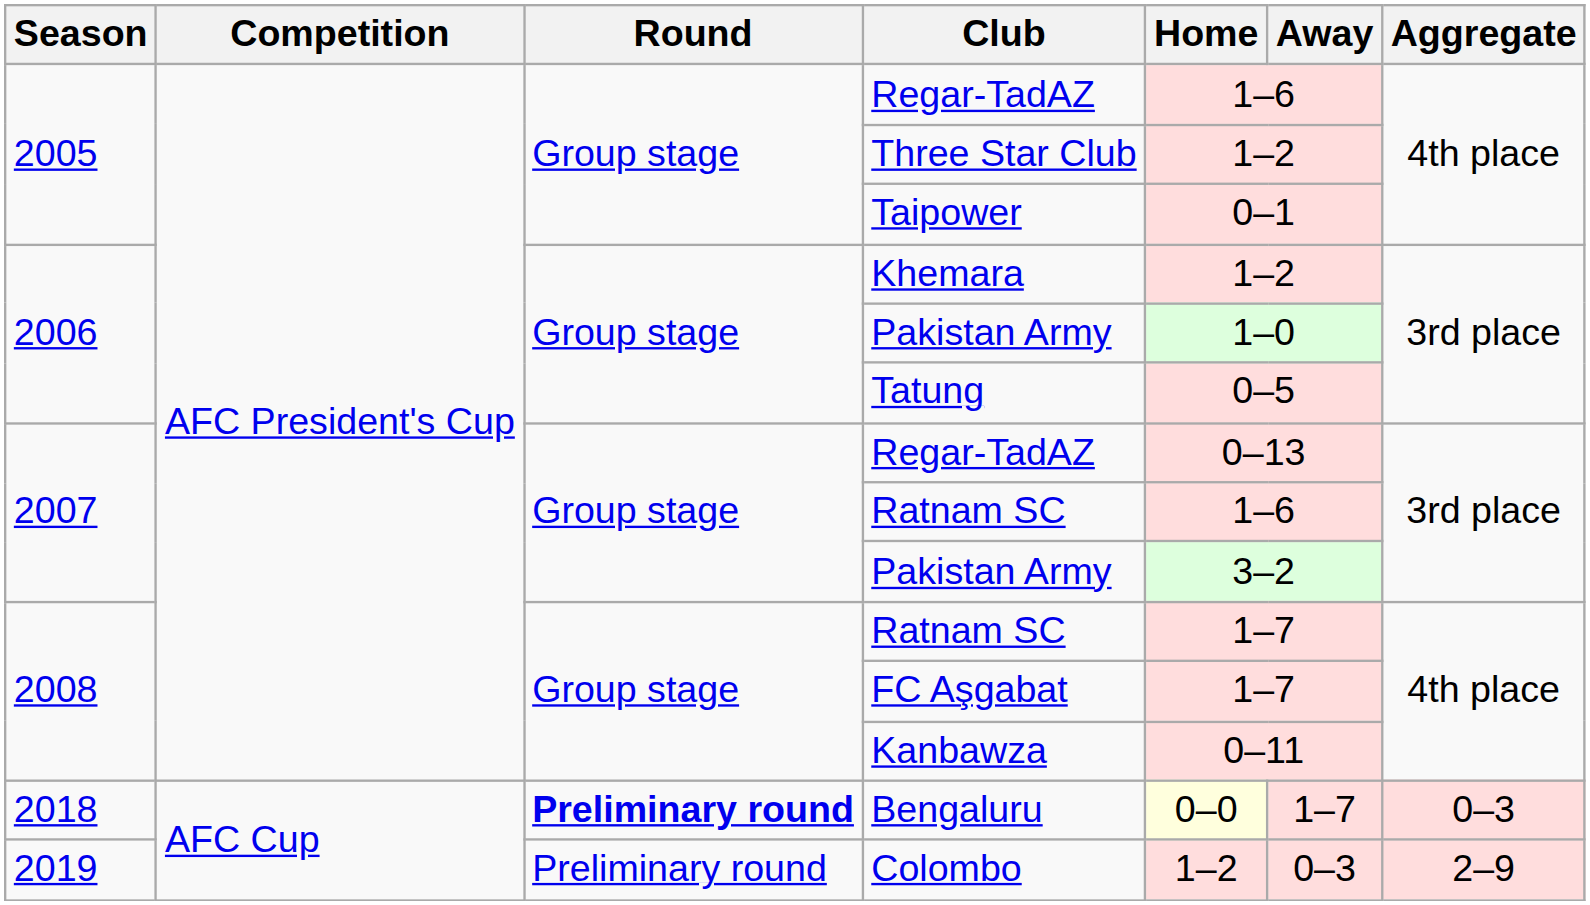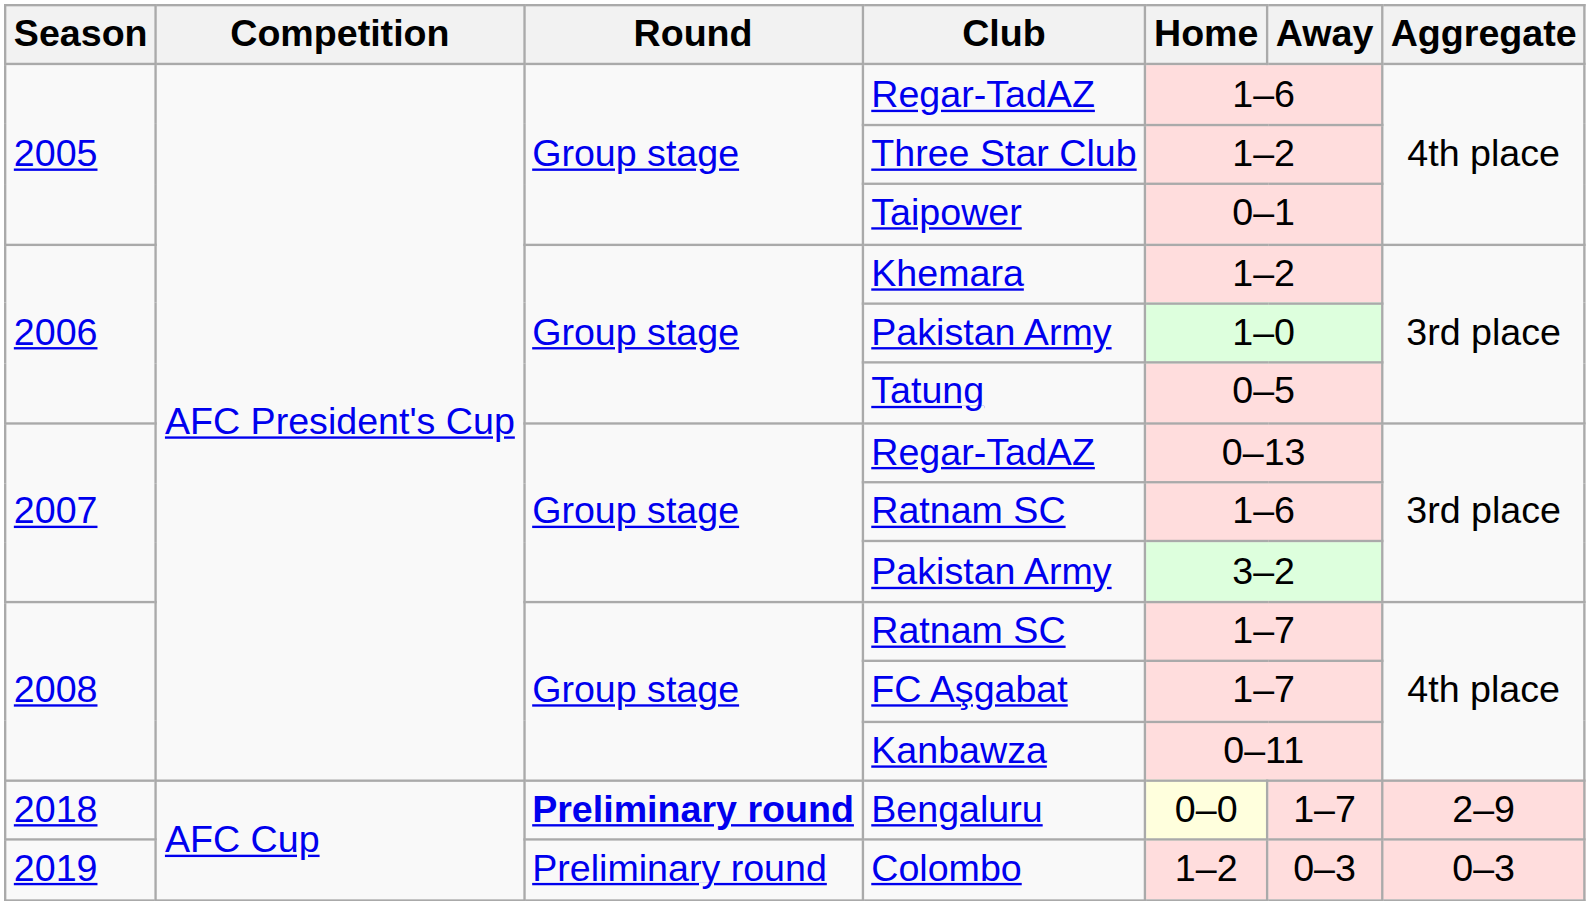(1484, 809) 0–3 -> (1484, 809) 2–9
(1484, 869) 2–9 -> (1484, 869) 0–3
